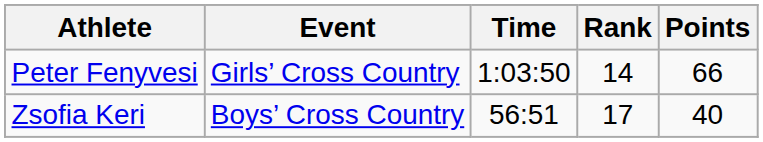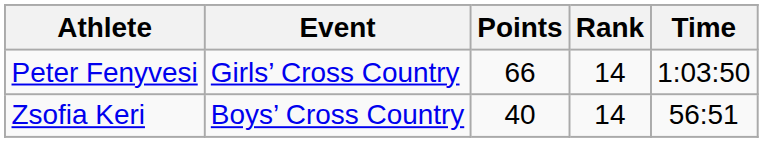columns swapped: (524, 27) <-> (708, 27)
(618, 116) 17 -> (610, 116) 14
